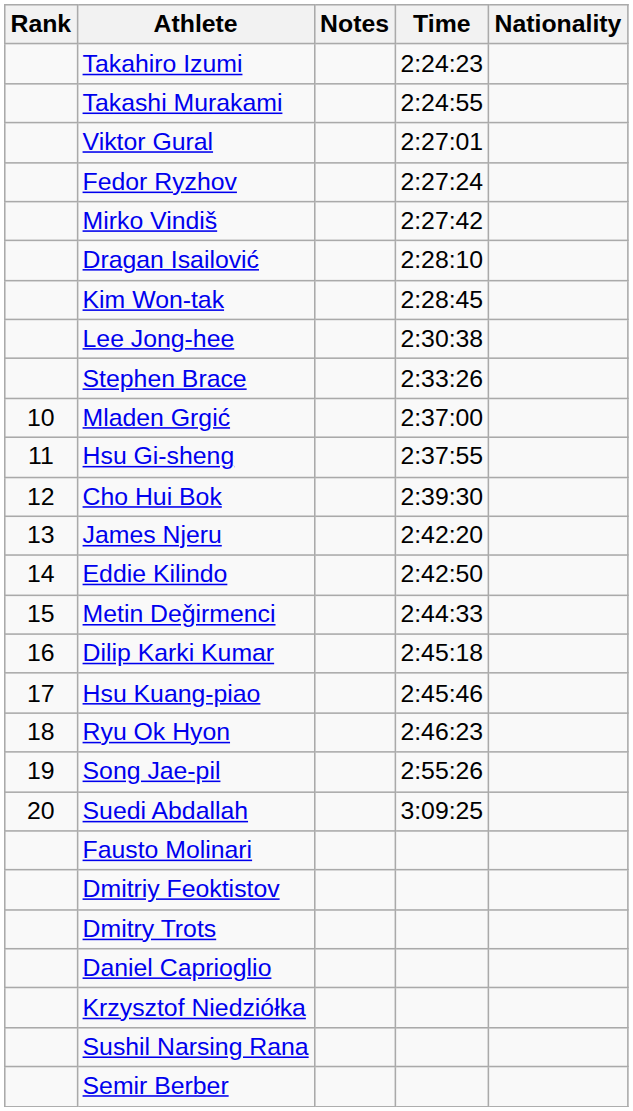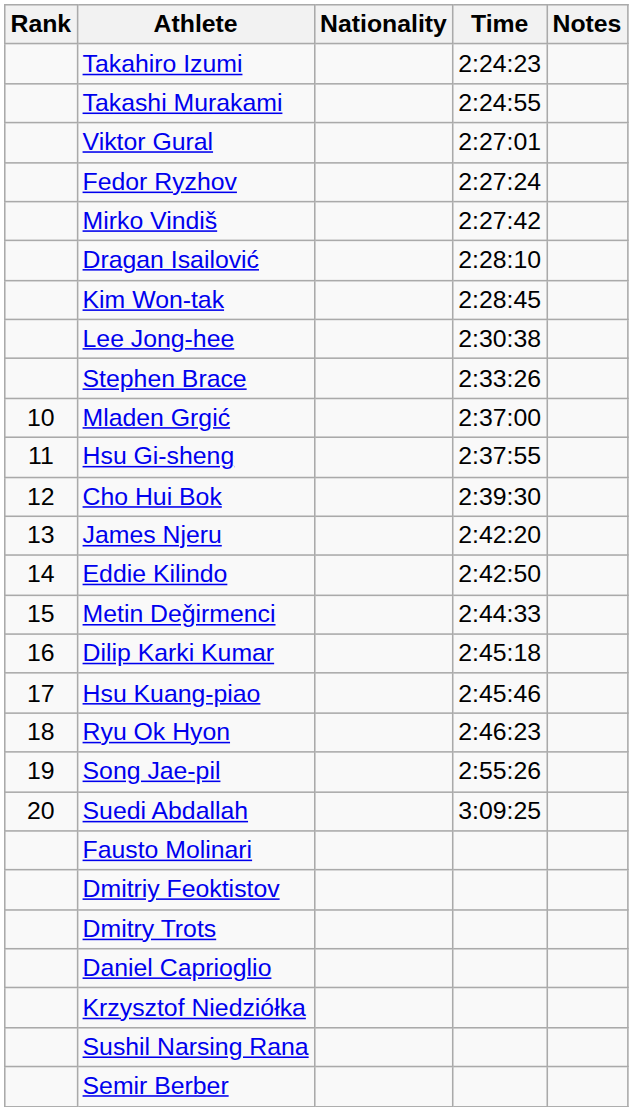columns swapped: (558, 24) <-> (355, 24)
